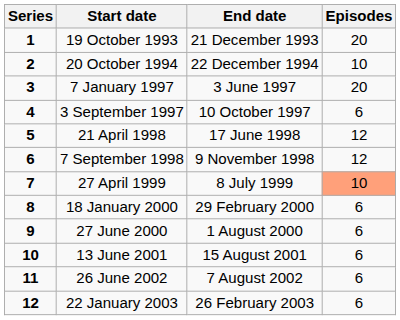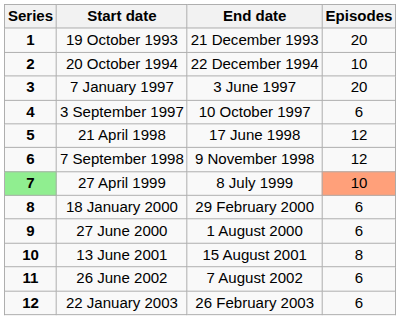(31, 183) no background -> (31, 183) lightgreen background
(359, 254) 6 -> (359, 254) 8
